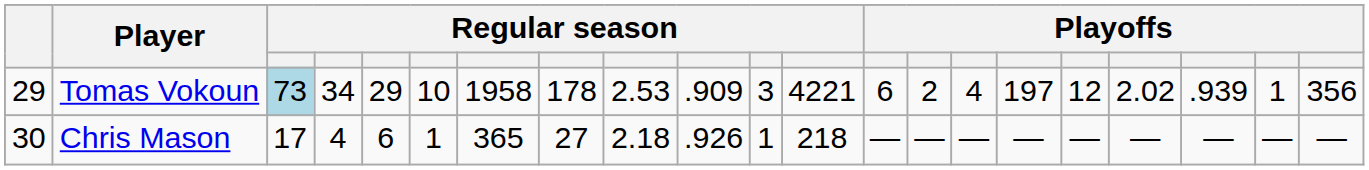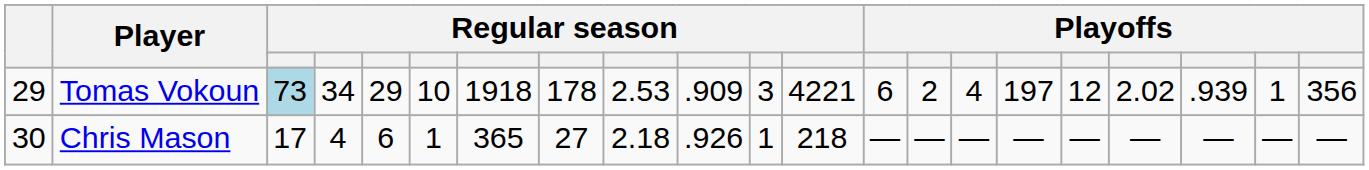(498, 90) 1958 -> (498, 90) 1918
